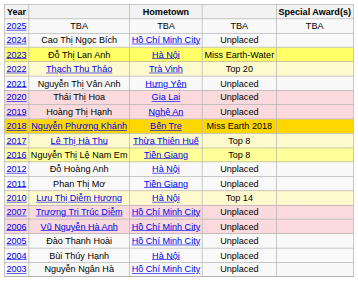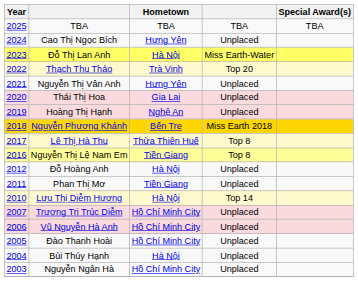(166, 41) Hồ Chí Minh City -> (166, 41) Hưng Yên
